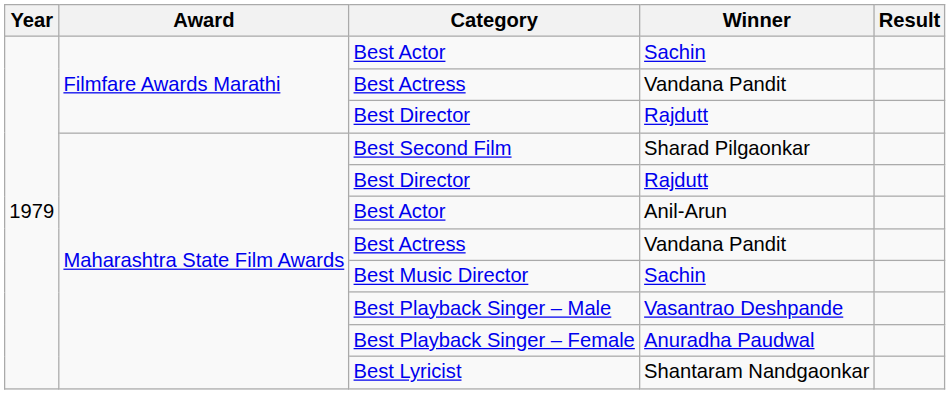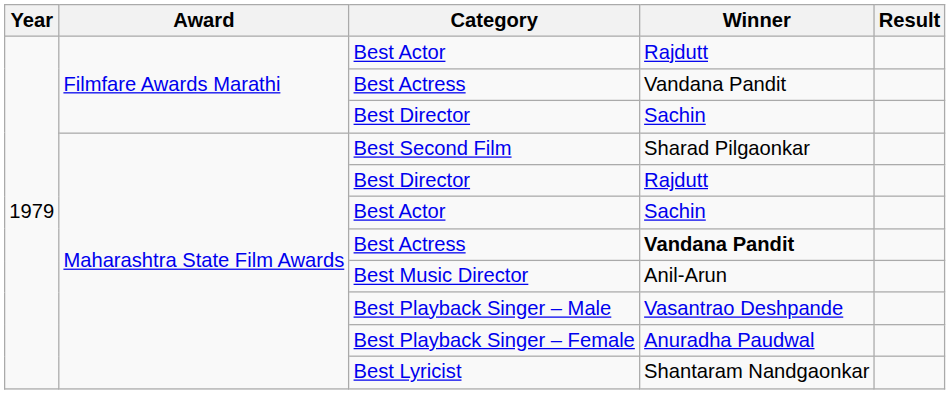(675, 52) Sachin -> (676, 52) Rajdutt
(676, 116) Rajdutt -> (675, 116) Sachin
(686, 212) Anil-Arun -> (675, 212) Sachin
(715, 244) normal -> (719, 244) bold
(675, 276) Sachin -> (686, 276) Anil-Arun
